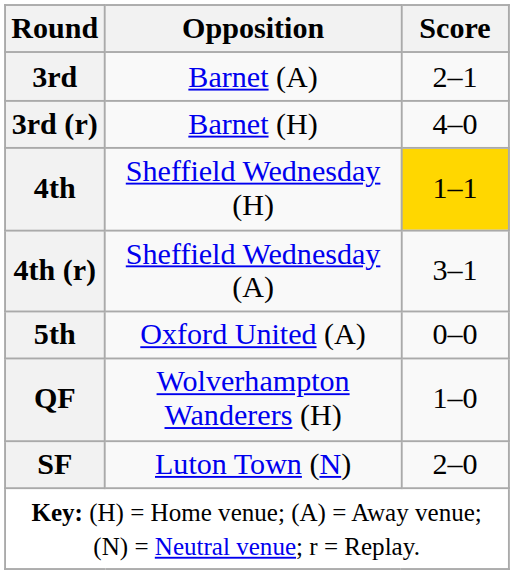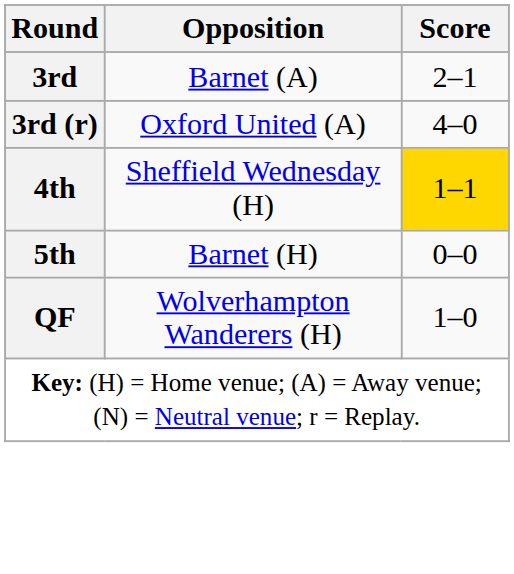(253, 123) Barnet (H) -> (253, 123) Oxford United (A)
- row: (55, 270)
(253, 334) Oxford United (A) -> (253, 253) Barnet (H)
- row: (55, 463)
